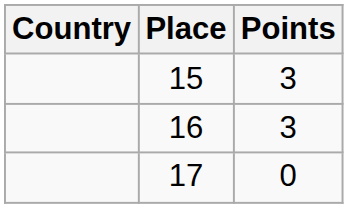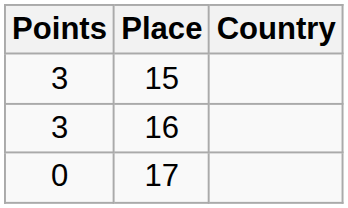columns swapped: (72, 29) <-> (288, 29)
